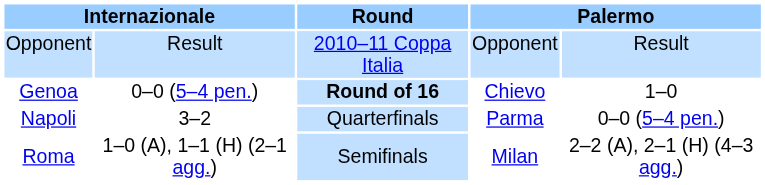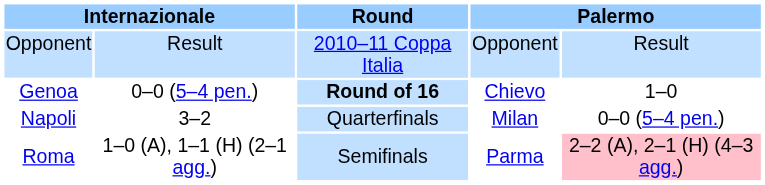(515, 119) Parma -> (515, 119) Milan
(515, 156) Milan -> (515, 156) Parma
(661, 156) no background -> (661, 156) pink background
